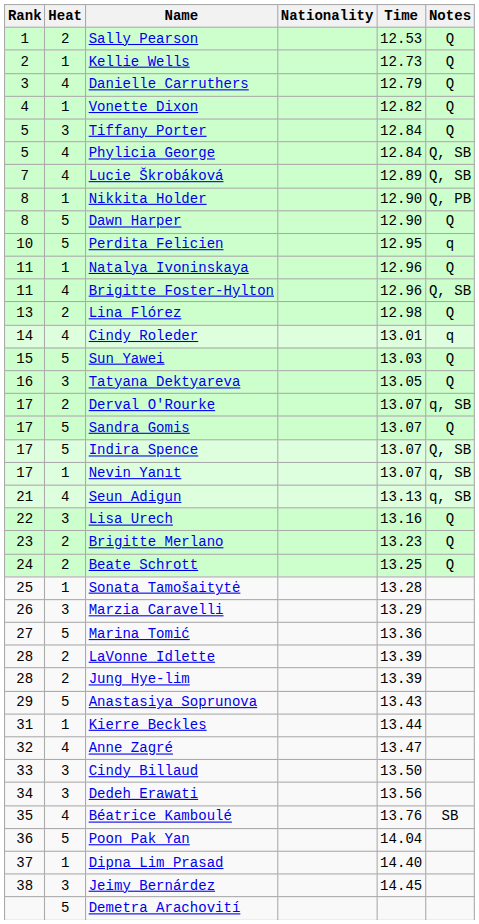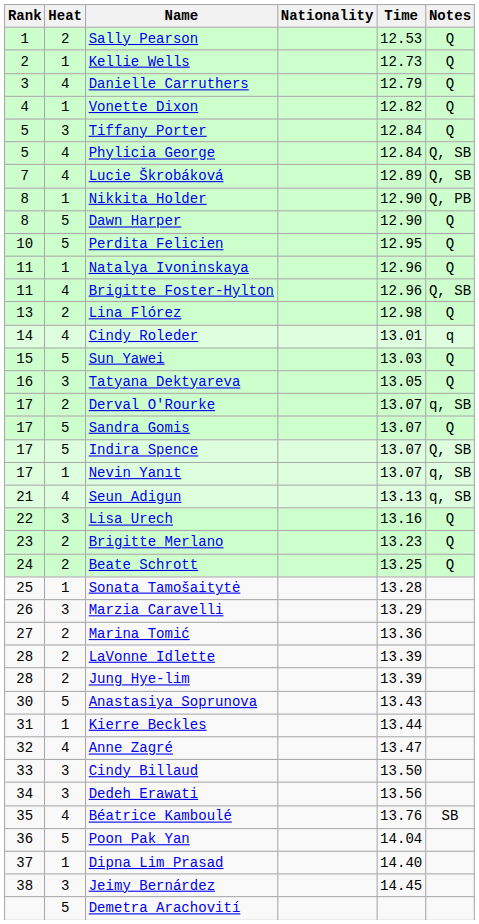(450, 245) q -> (450, 245) Q
(65, 634) 5 -> (65, 634) 2
(25, 702) 29 -> (25, 702) 30
